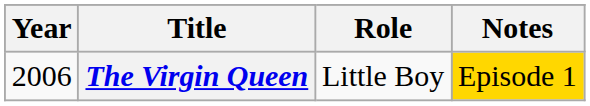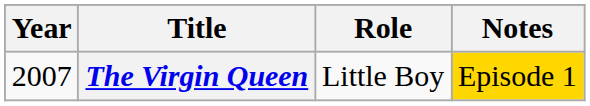(42, 75) 2006 -> (42, 75) 2007
